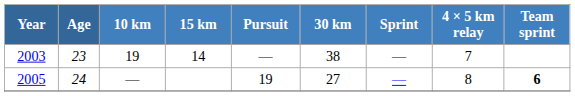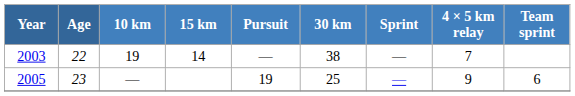(79, 56) 23 -> (79, 56) 22
(79, 79) 24 -> (79, 79) 23
(333, 79) 27 -> (333, 79) 25
(468, 79) 8 -> (468, 79) 9
(537, 79) bold -> (537, 79) normal
